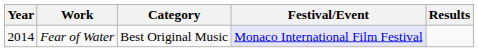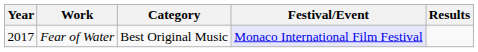(21, 36) 2014 -> (21, 36) 2017
